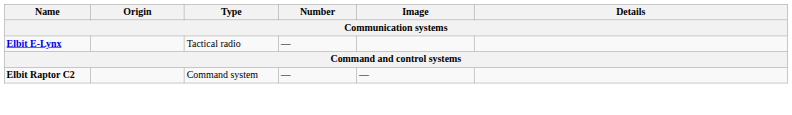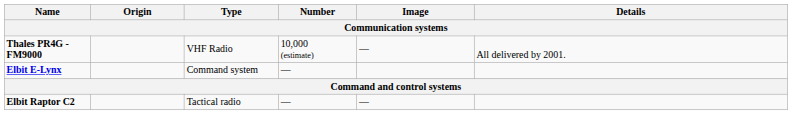+ row: (38, 49)
(214, 43) Tactical radio -> (222, 70) Command system
(222, 75) Command system -> (214, 102) Tactical radio
